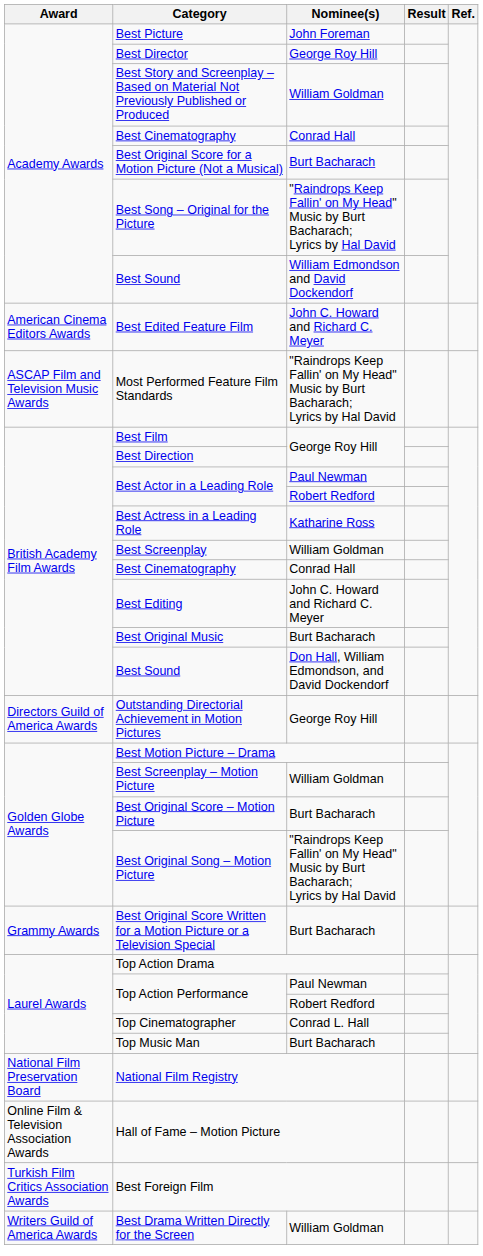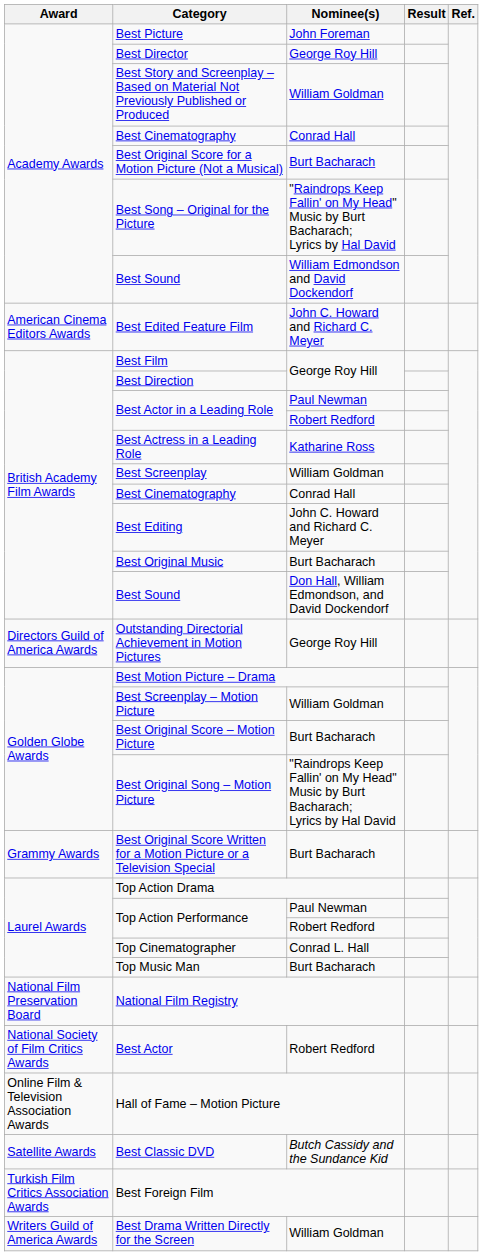- row: (197, 389)
+ row: (144, 1049)
+ row: (165, 1151)
